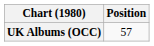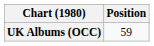(126, 31) 57 -> (126, 31) 59
